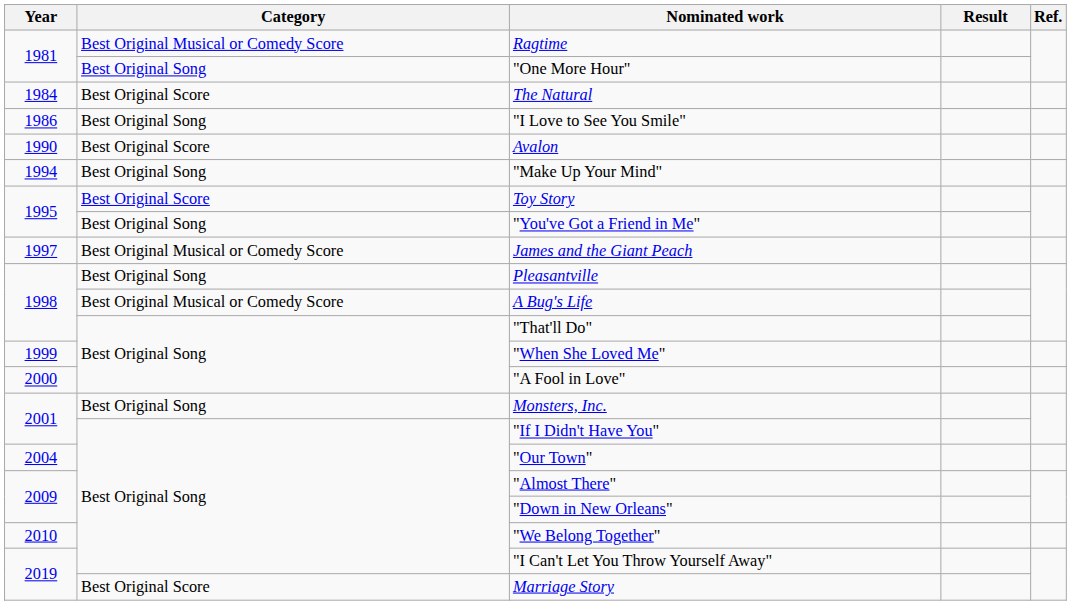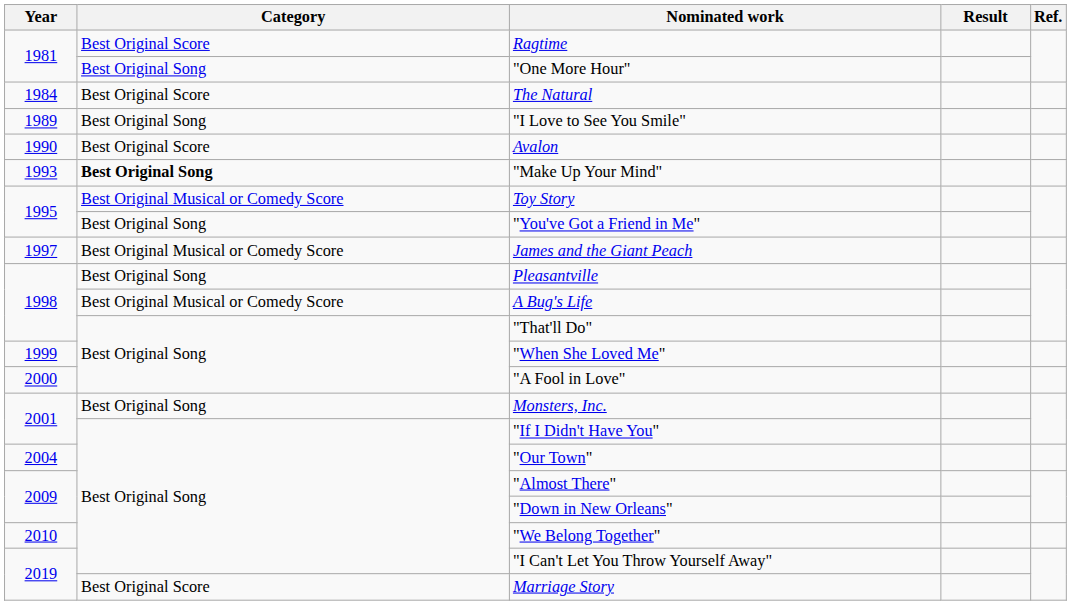(212, 43) Best Original Musical or Comedy Score -> (145, 43) Best Original Score
(41, 120) 1986 -> (41, 120) 1989
(41, 172) 1994 -> (41, 172) 1993
(144, 172) normal -> (147, 172) bold
(145, 198) Best Original Score -> (212, 198) Best Original Musical or Comedy Score
